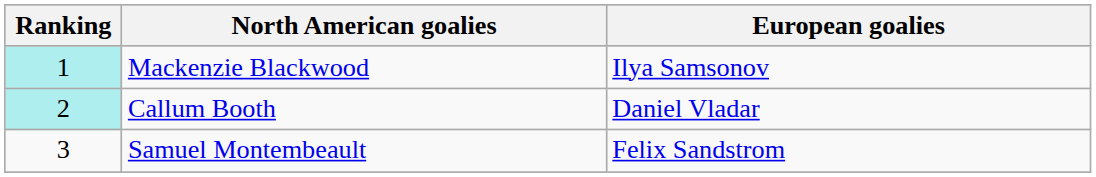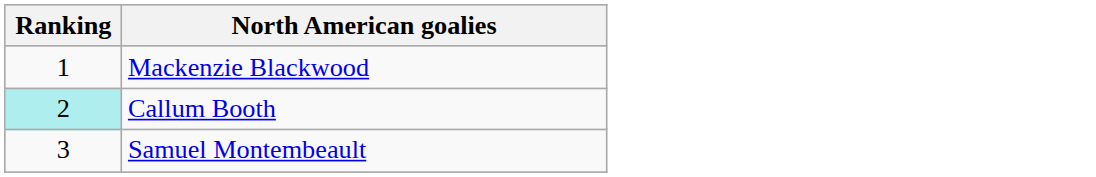- column: (848, 25)
(63, 66) paleturquoise background -> (63, 66) no background
